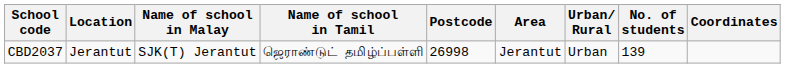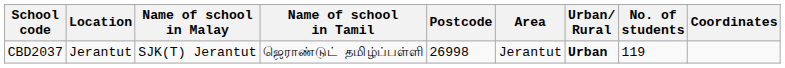(588, 52) normal -> (588, 52) bold
(633, 52) 139 -> (633, 52) 119
